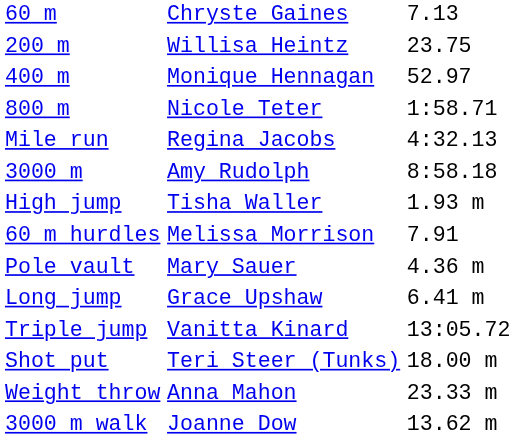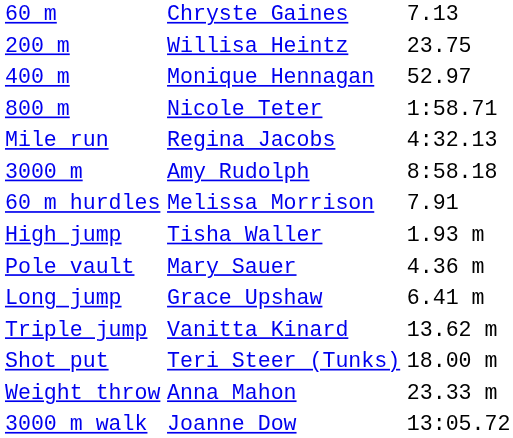rows swapped: (83, 235) <-> (63, 204)
(459, 330) 13:05.72 -> (452, 330) 13.62 m
(452, 424) 13.62 m -> (459, 424) 13:05.72
